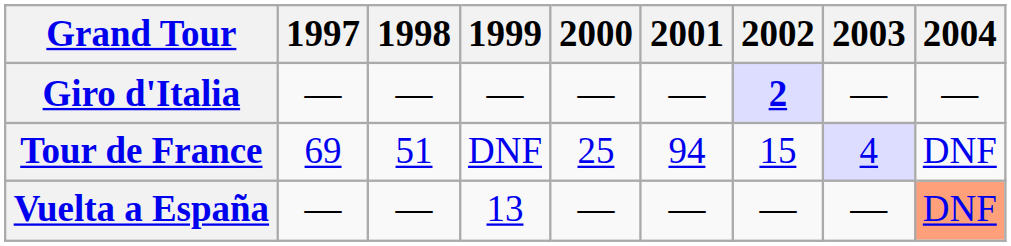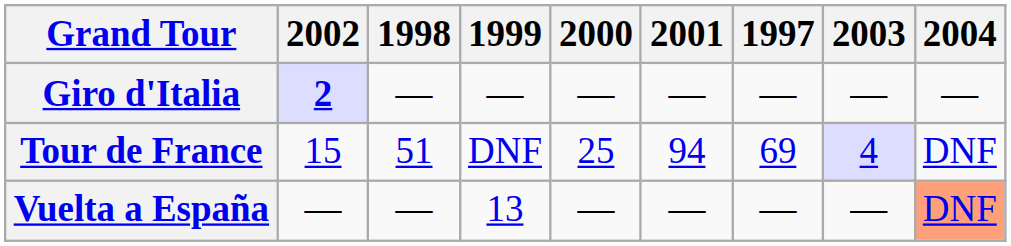columns swapped: (323, 33) <-> (778, 33)
